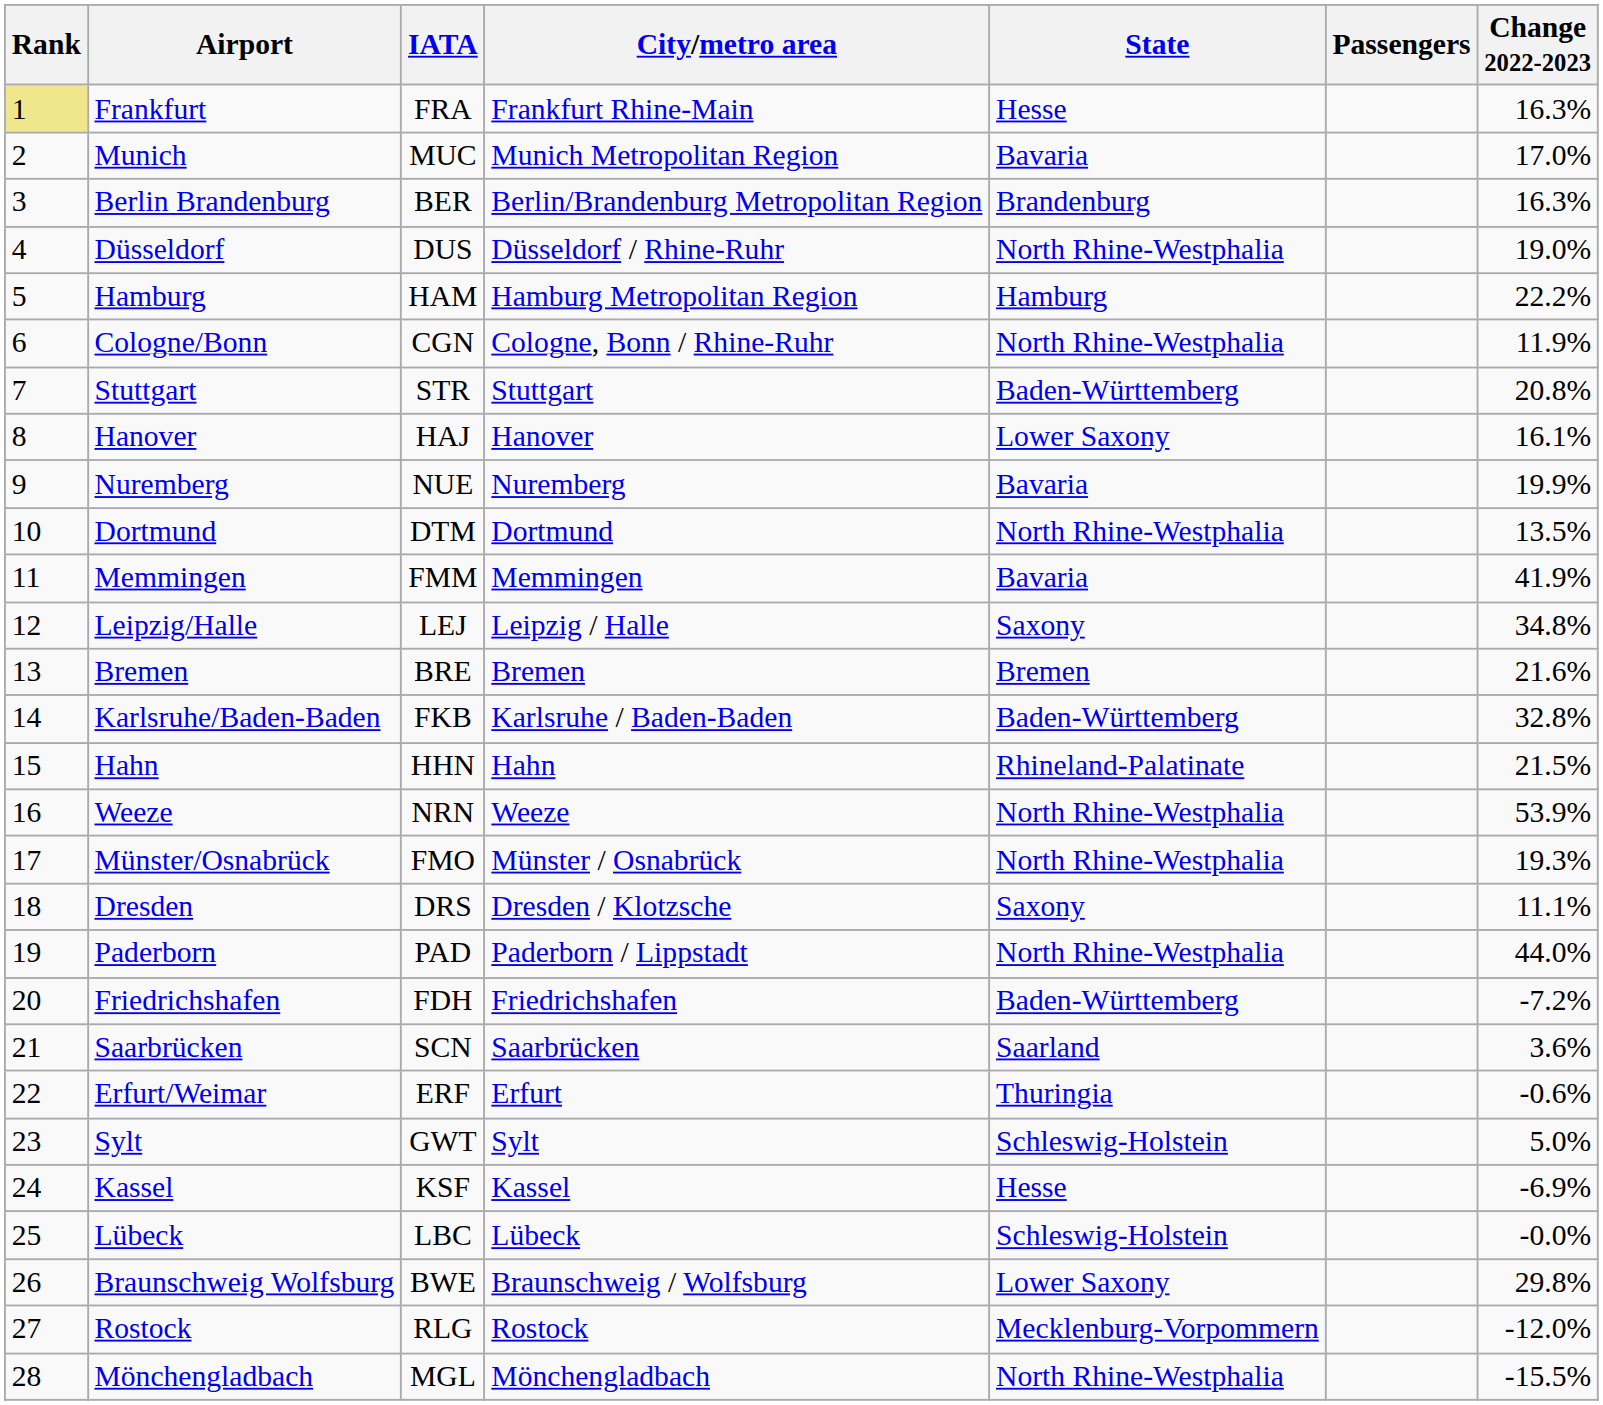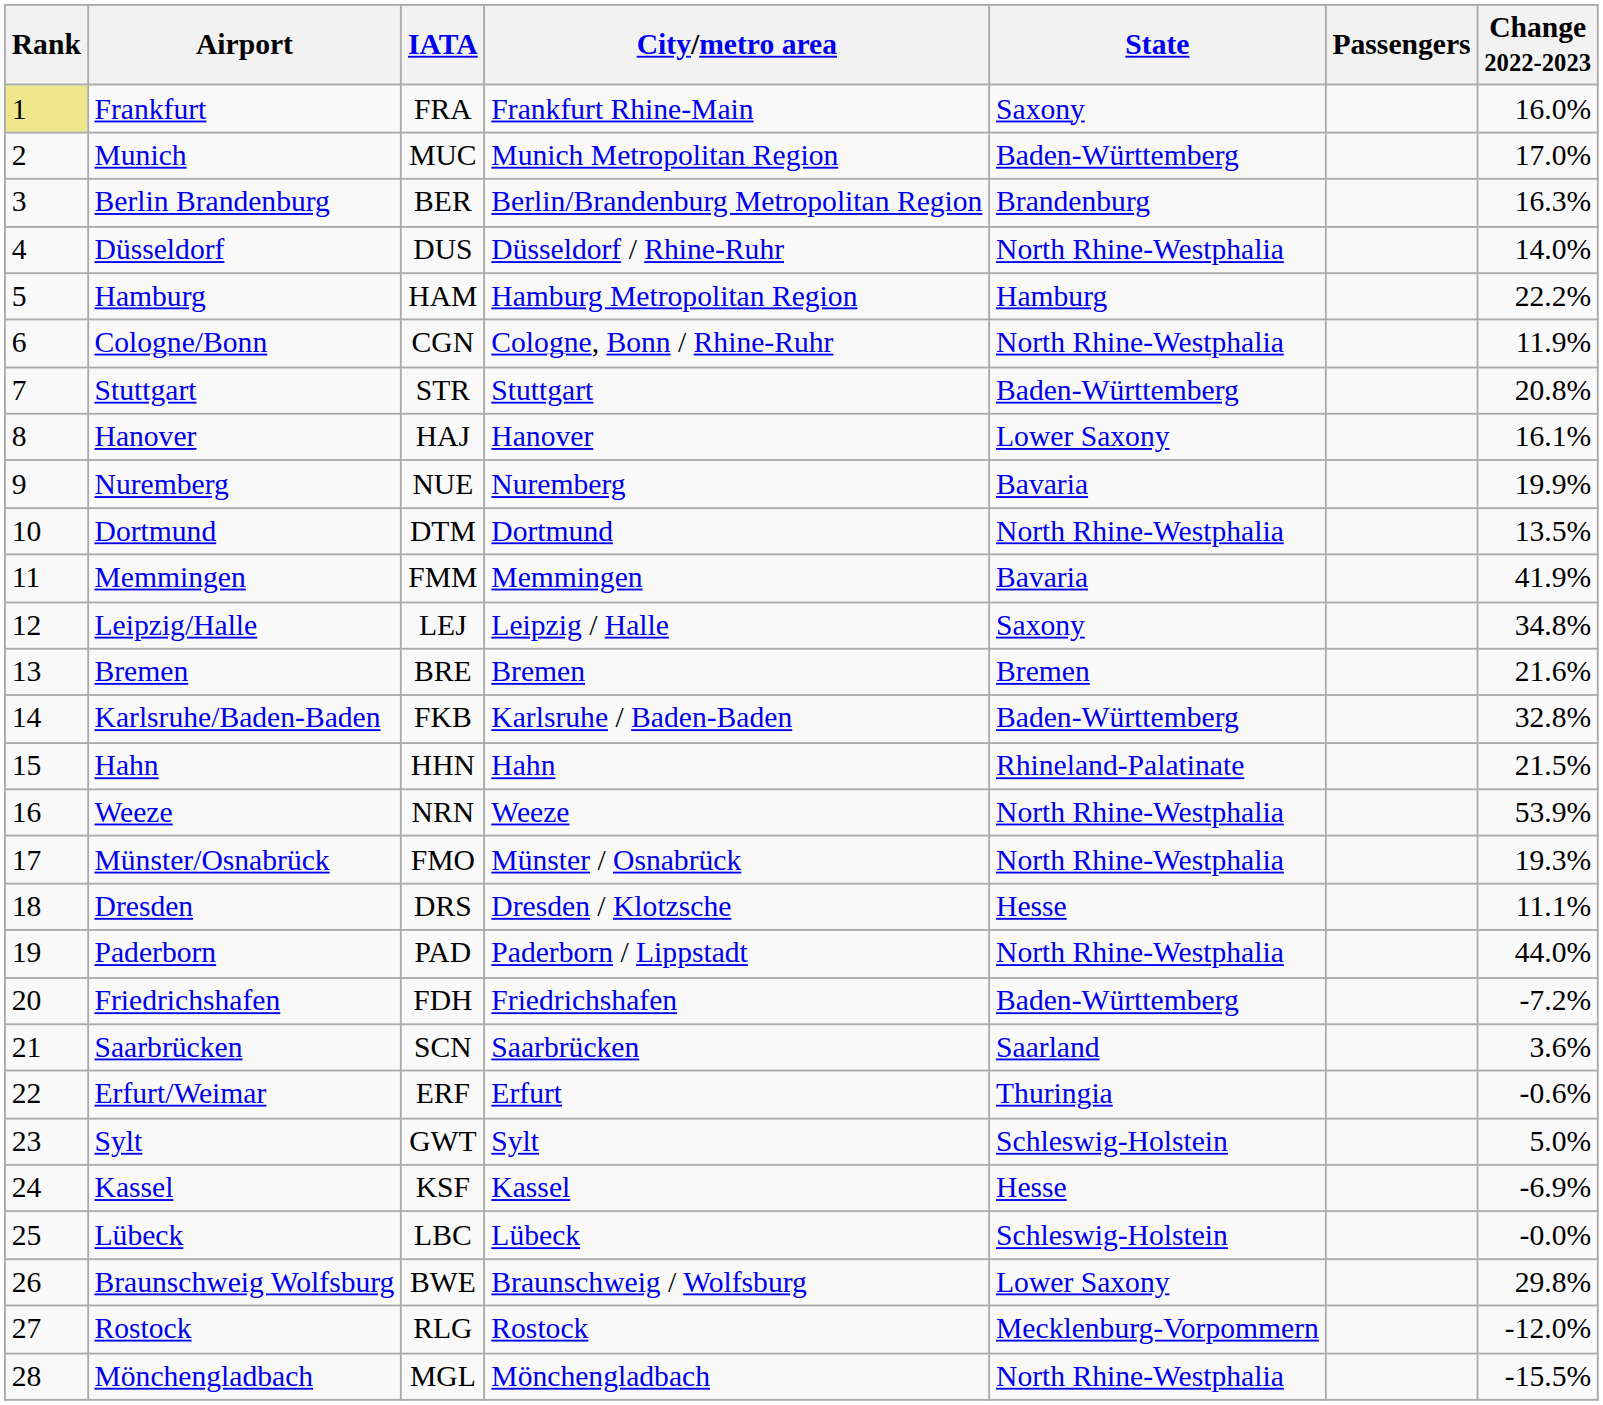(1031, 108) Hesse -> (1040, 108) Saxony
(1553, 108) 16.3% -> (1553, 108) 16.0%
(1042, 155) Bavaria -> (1117, 155) Baden-Württemberg
(1553, 249) 19.0% -> (1553, 249) 14.0%
(1040, 906) Saxony -> (1031, 906) Hesse
